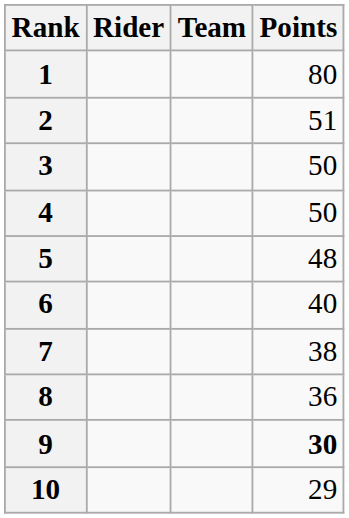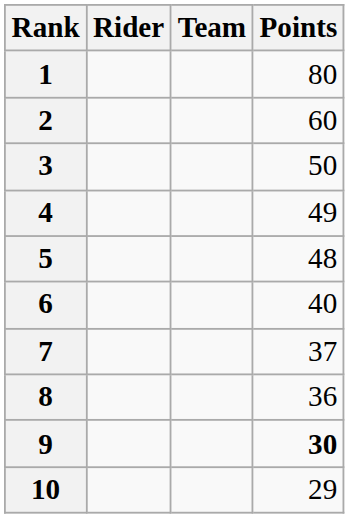(323, 119) 51 -> (323, 119) 60
(323, 212) 50 -> (323, 212) 49
(323, 350) 38 -> (323, 350) 37
